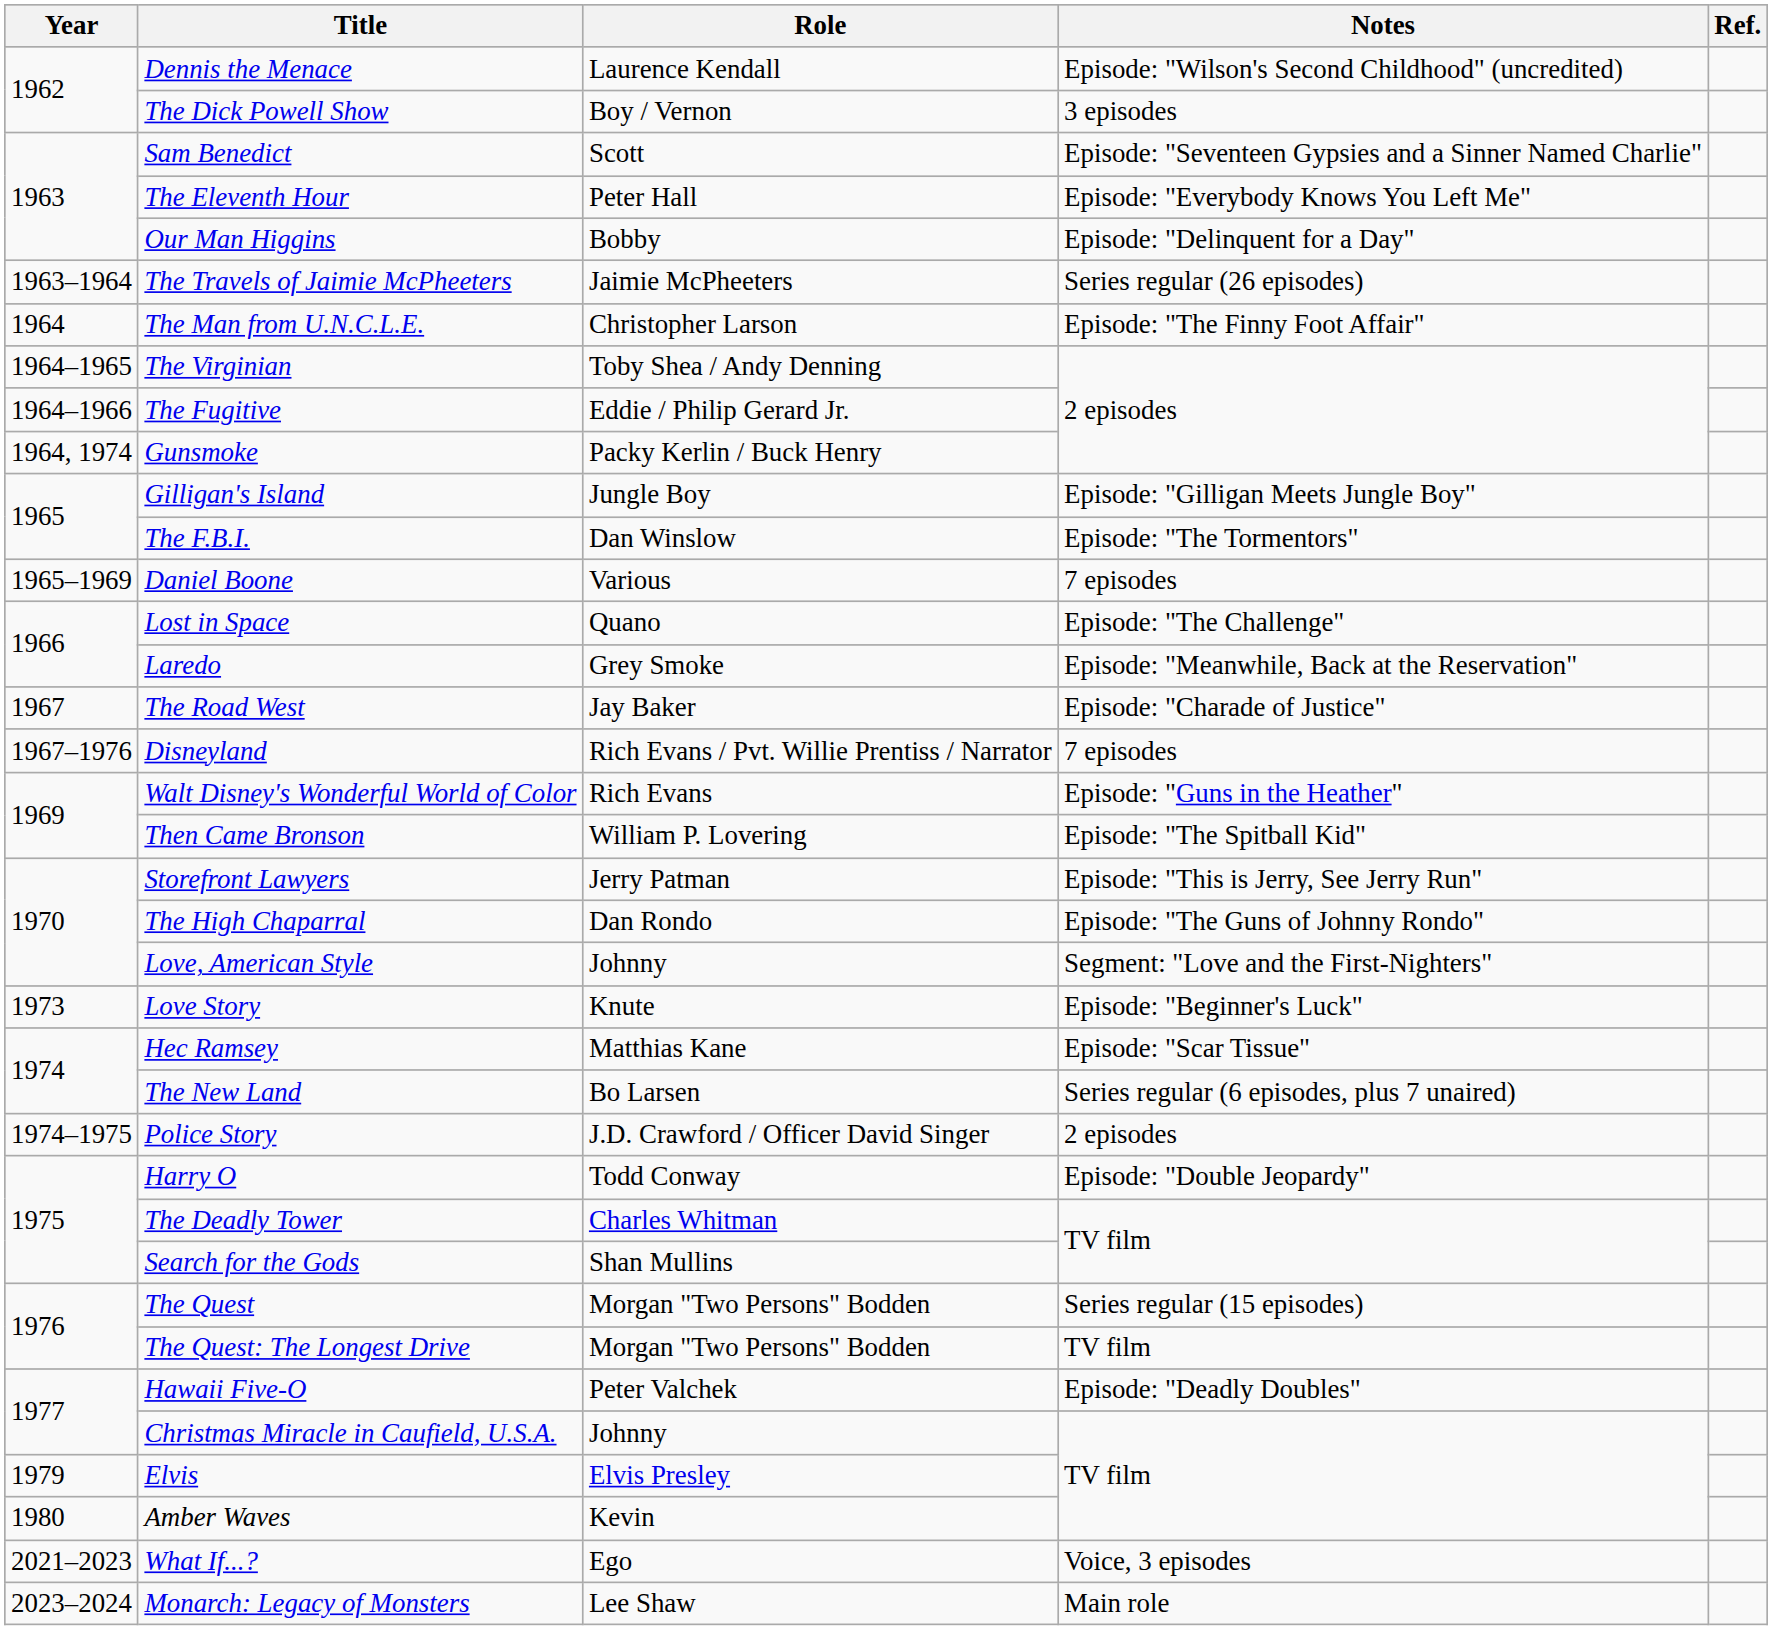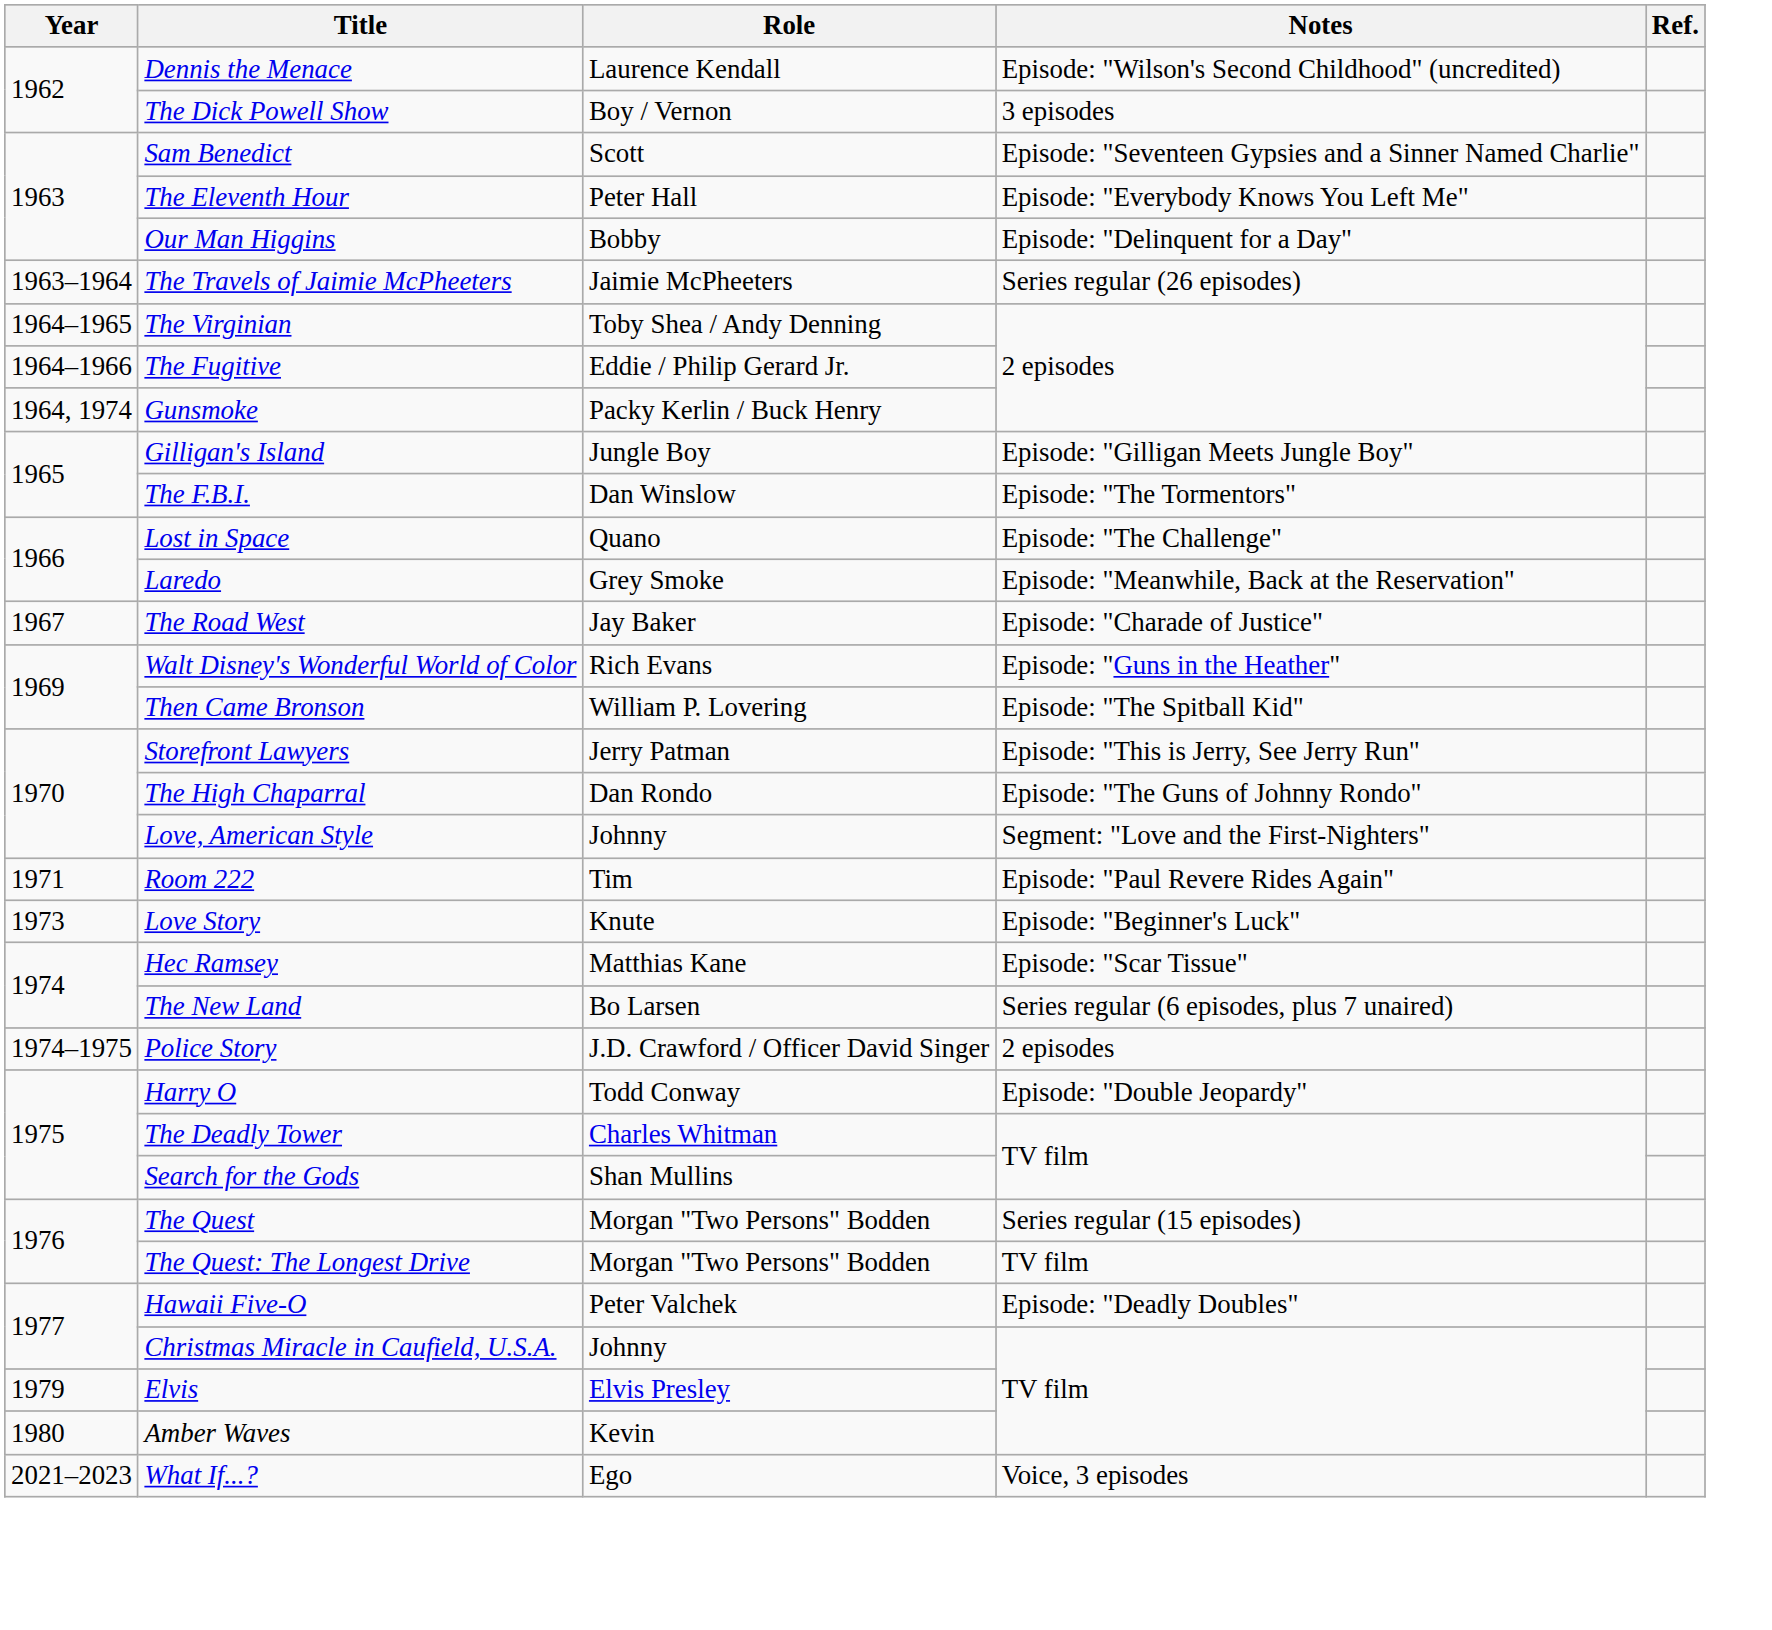- row: (284, 324)
- row: (219, 580)
- row: (206, 750)
+ row: (199, 878)
- row: (307, 1603)
